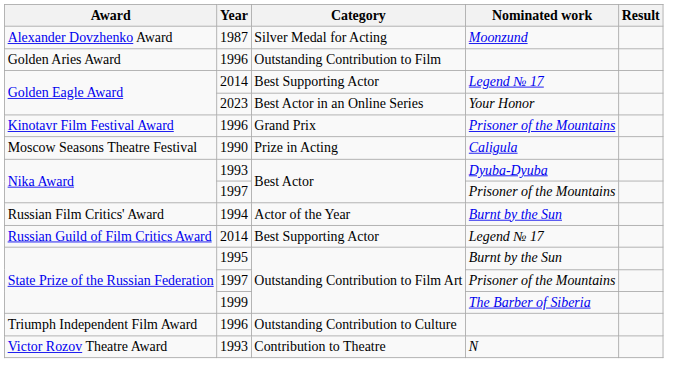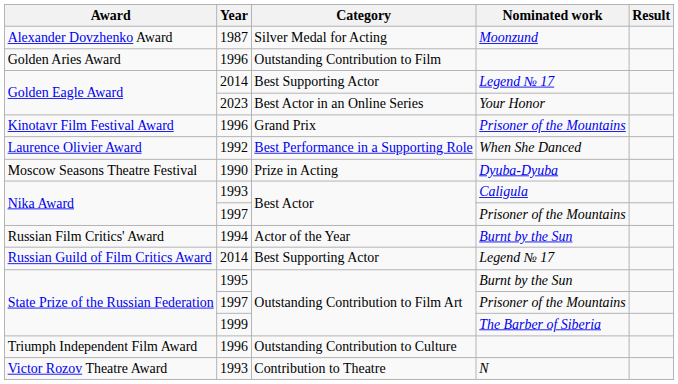+ row: (75, 147)
(493, 147) Caligula -> (519, 170) Dyuba-Dyuba
(508, 170) Dyuba-Dyuba -> (504, 192) Caligula
